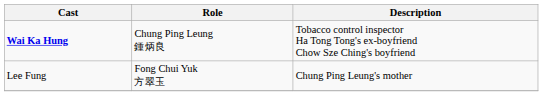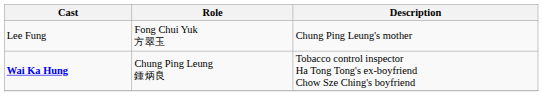rows swapped: (27, 75) <-> (37, 40)
